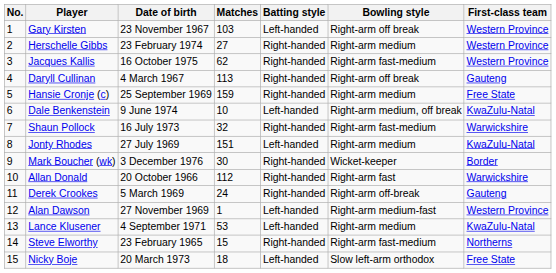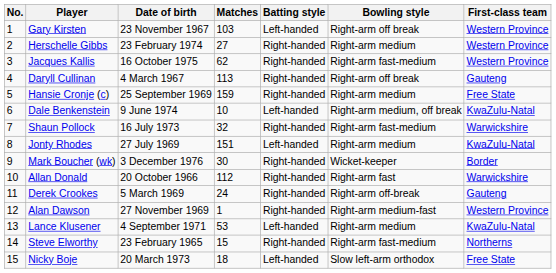(291, 210) Left-handed -> (294, 210) Right-handed
